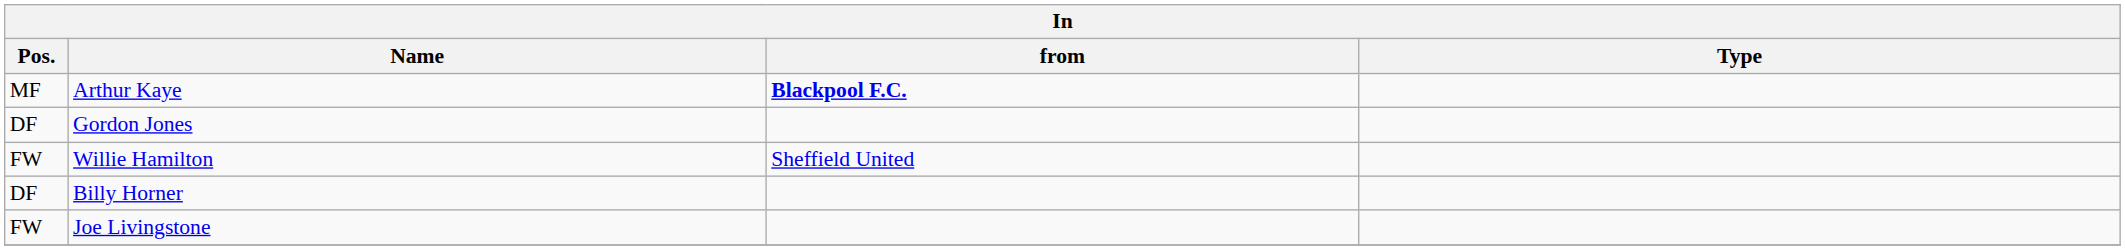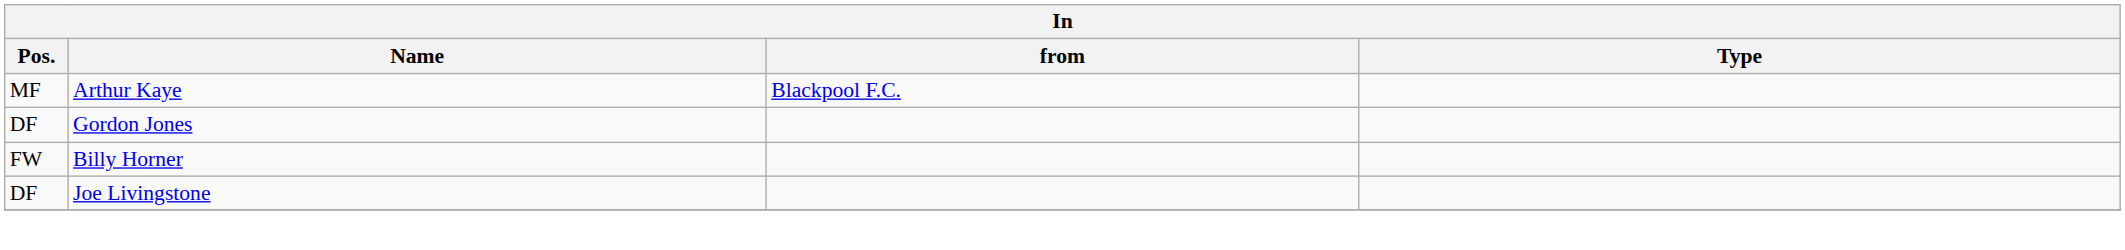(839, 90) bold -> (836, 90) normal
- row: (143, 158)
(23, 192) DF -> (26, 158) FW
(26, 227) FW -> (23, 192) DF
